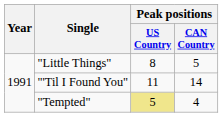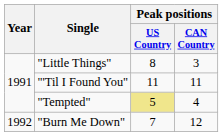(196, 63) 5 -> (196, 63) 3
(196, 82) 14 -> (196, 82) 11
+ row: (81, 121)
